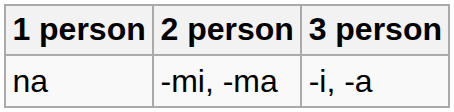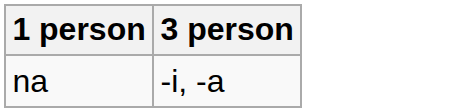- column: (227, 29)
